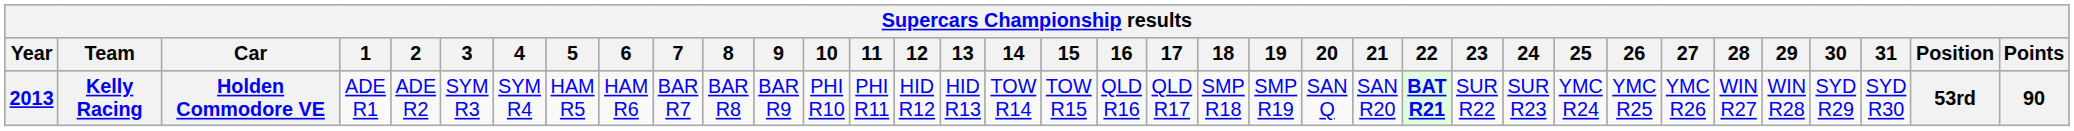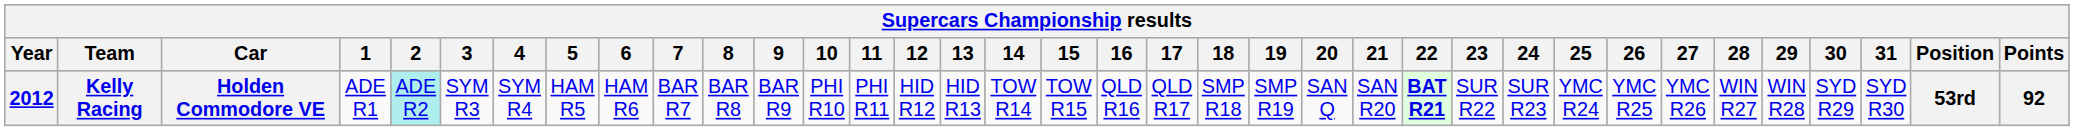(32, 98) 2013 -> (32, 98) 2012
(416, 98) no background -> (416, 98) paleturquoise background
(2034, 98) 90 -> (2034, 98) 92
